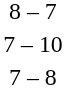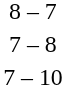rows swapped: (33, 44) <-> (33, 77)
